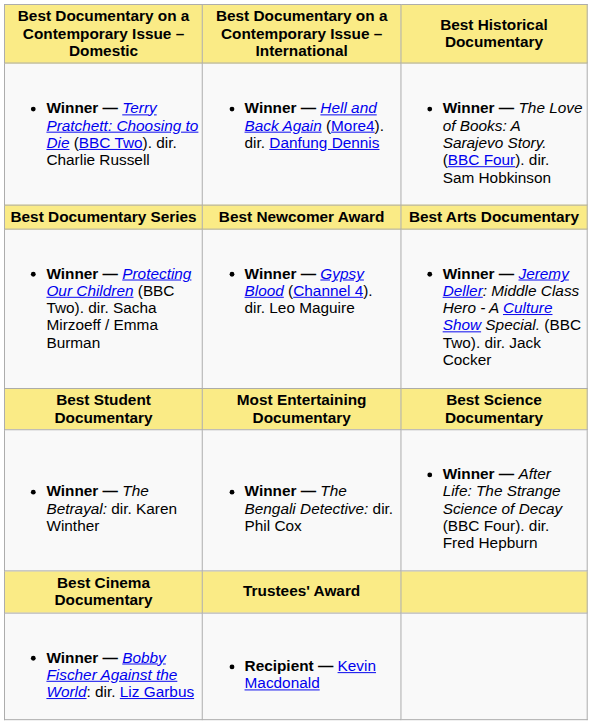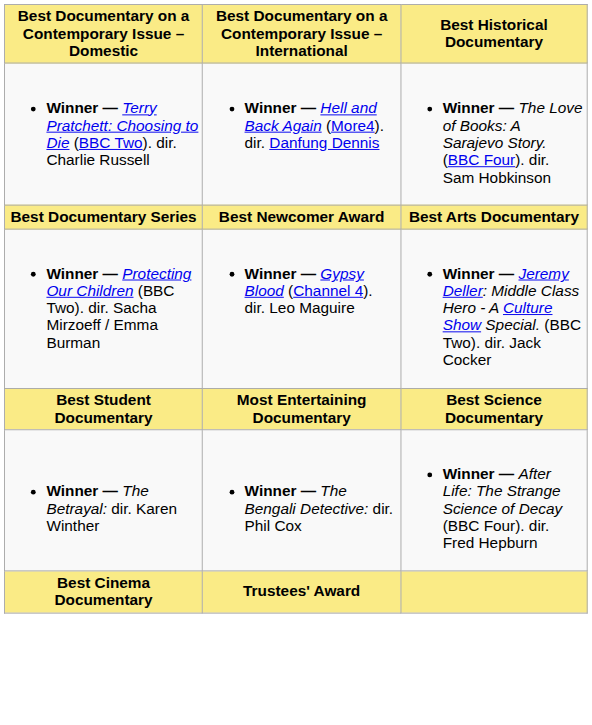- row: (104, 675)
